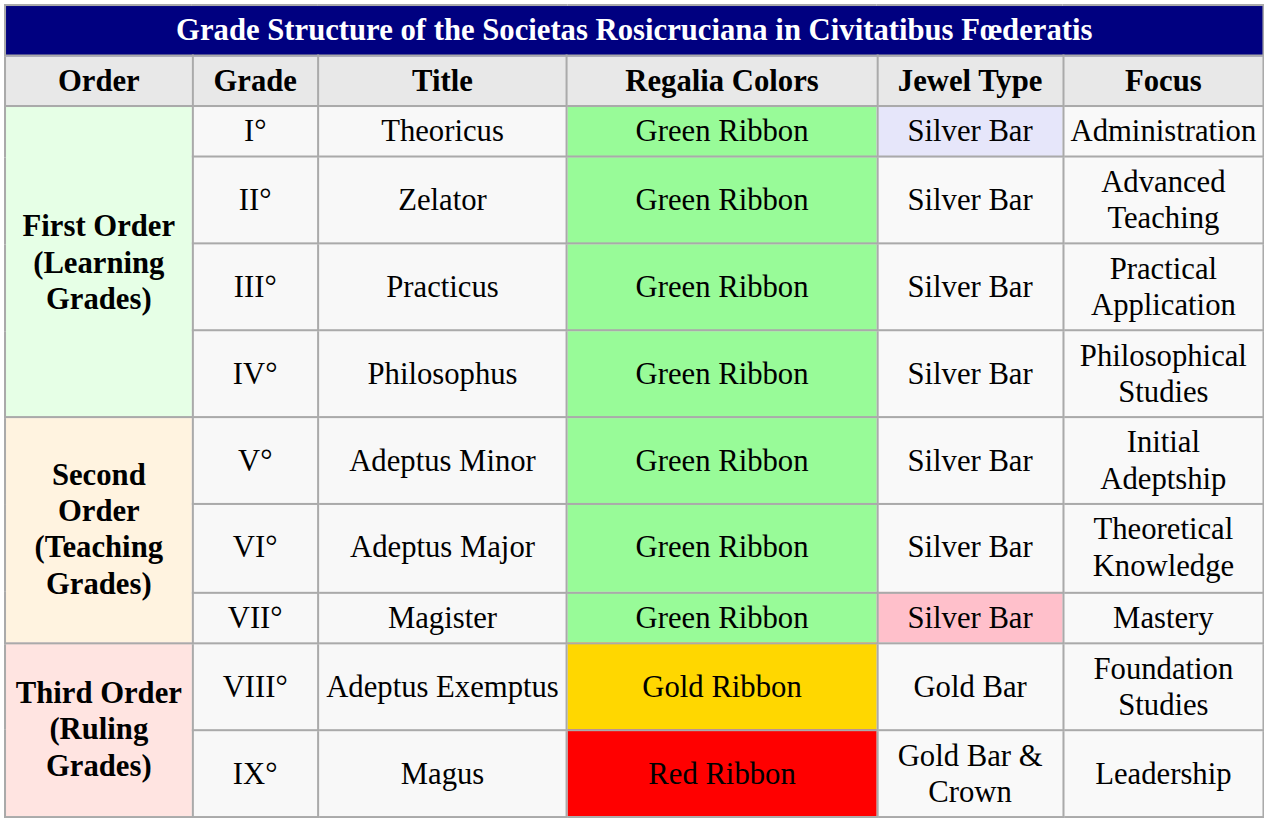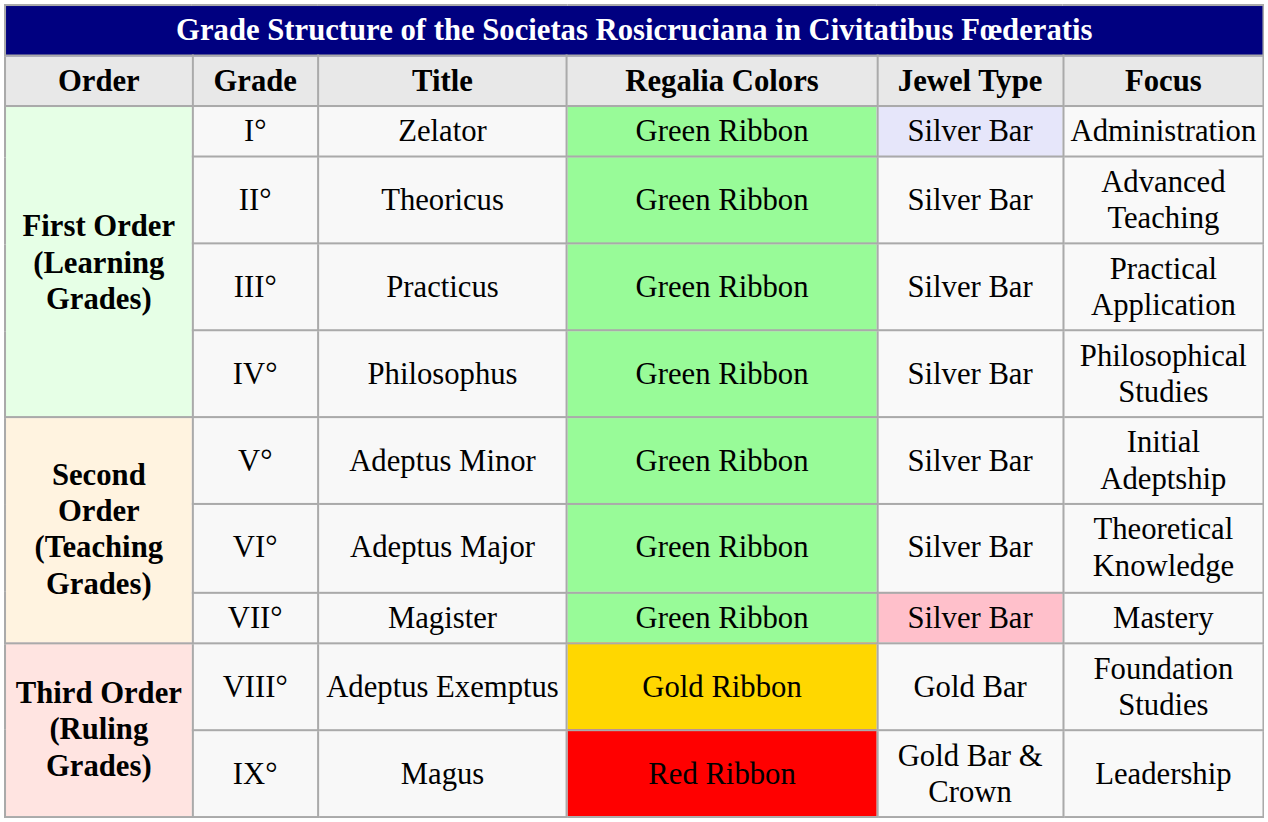(443, 131) Theoricus -> (443, 131) Zelator
(443, 200) Zelator -> (443, 200) Theoricus
